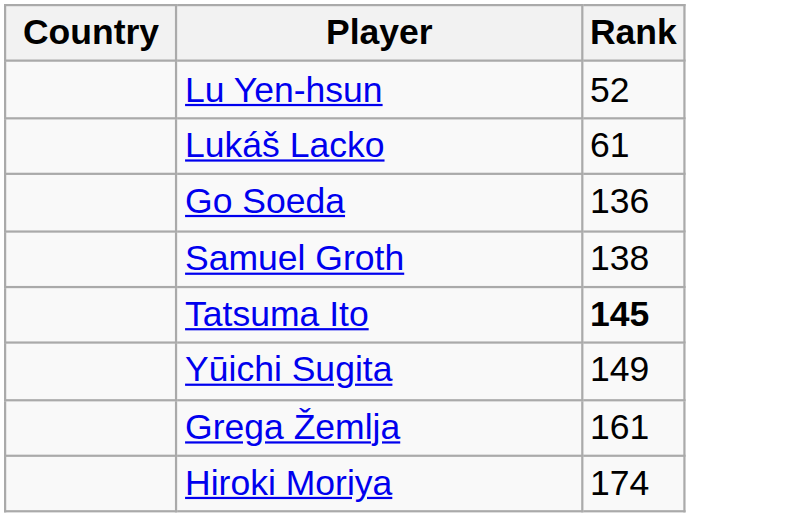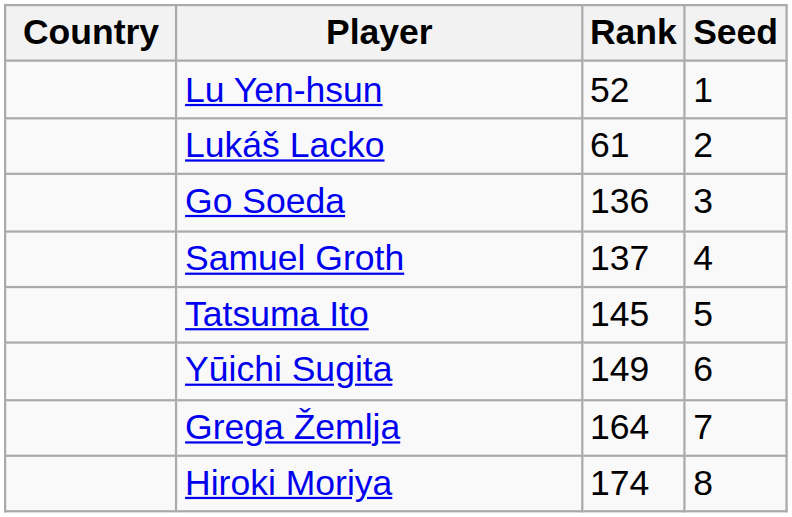+ column: (736, 32)
(620, 257) 138 -> (620, 257) 137
(620, 314) bold -> (620, 314) normal
(620, 426) 161 -> (620, 426) 164
